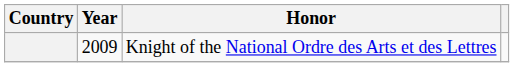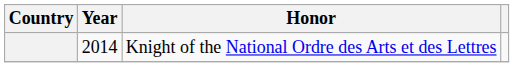(100, 47) 2009 -> (100, 47) 2014
